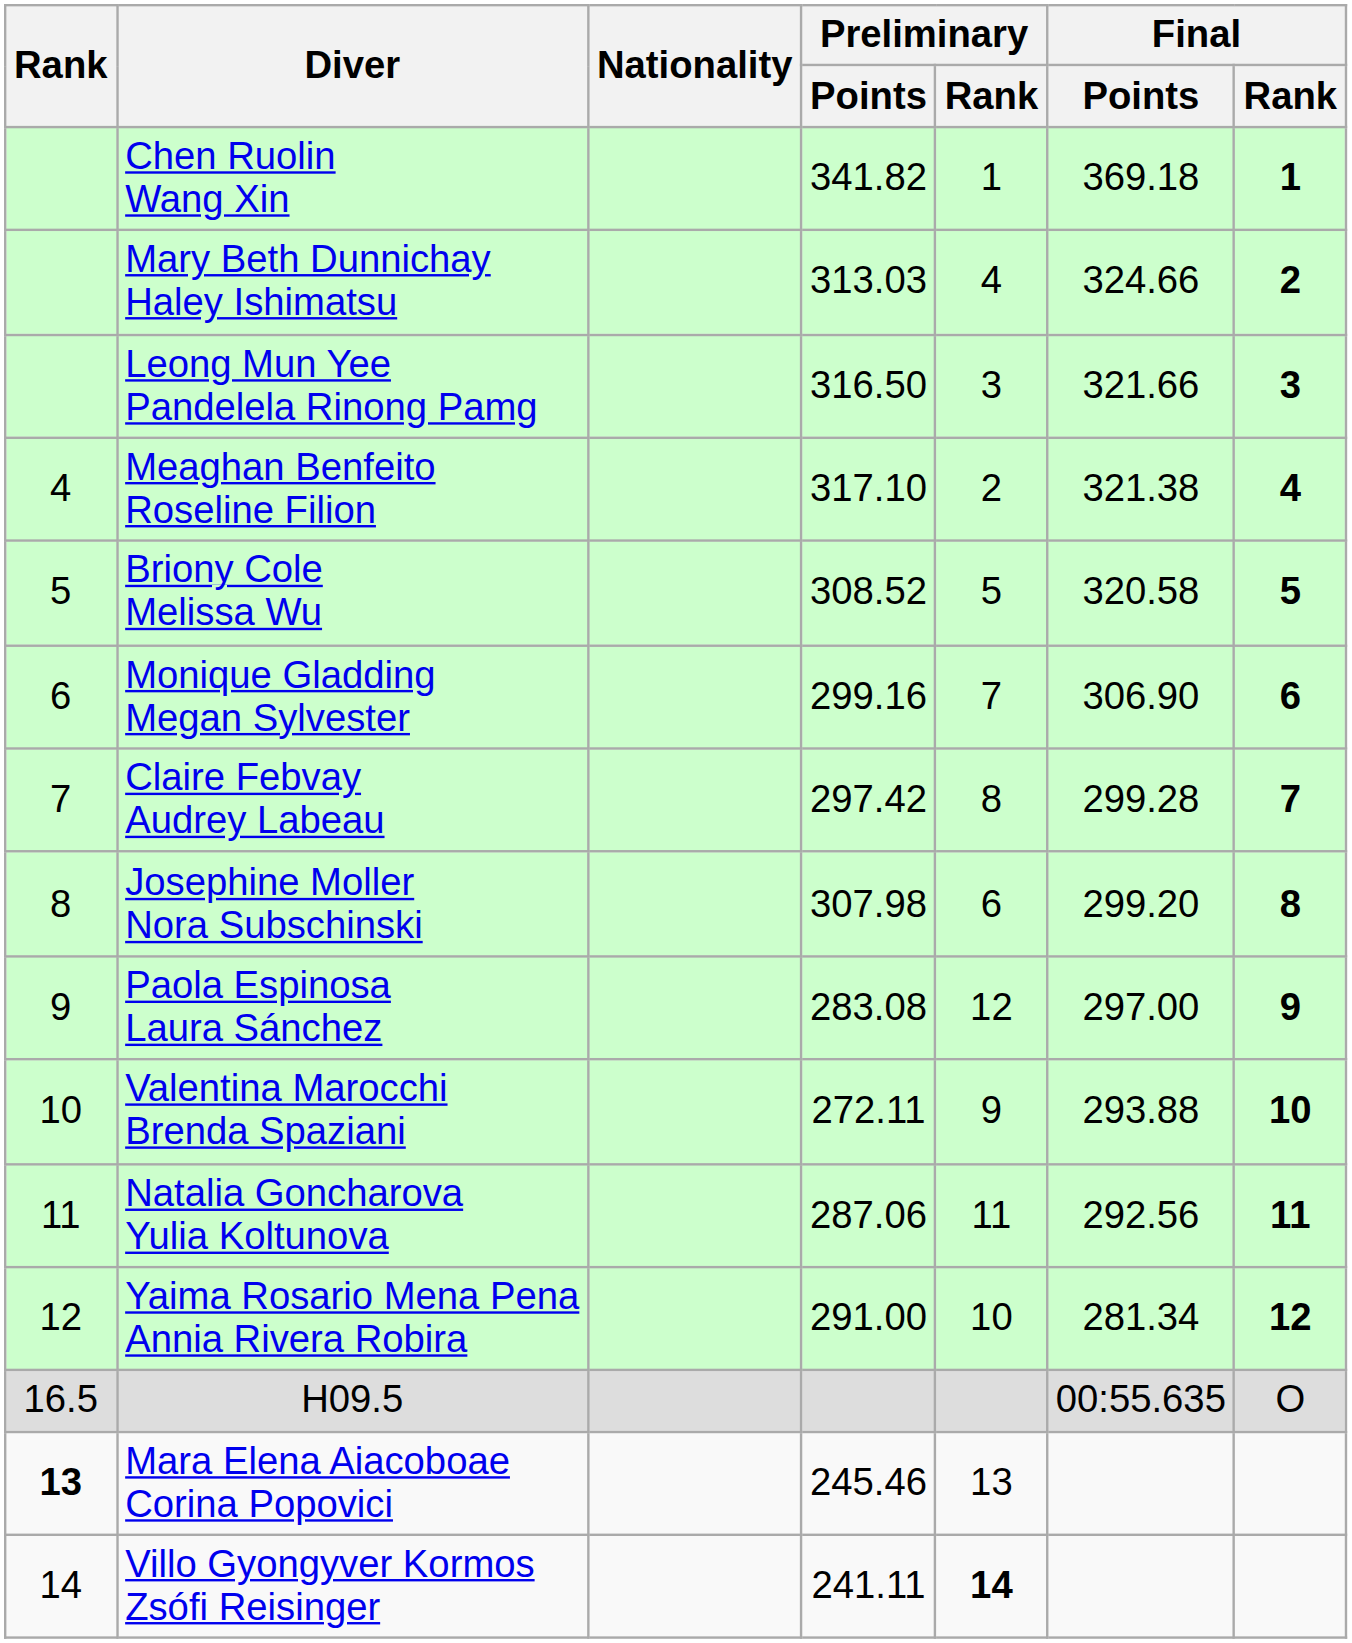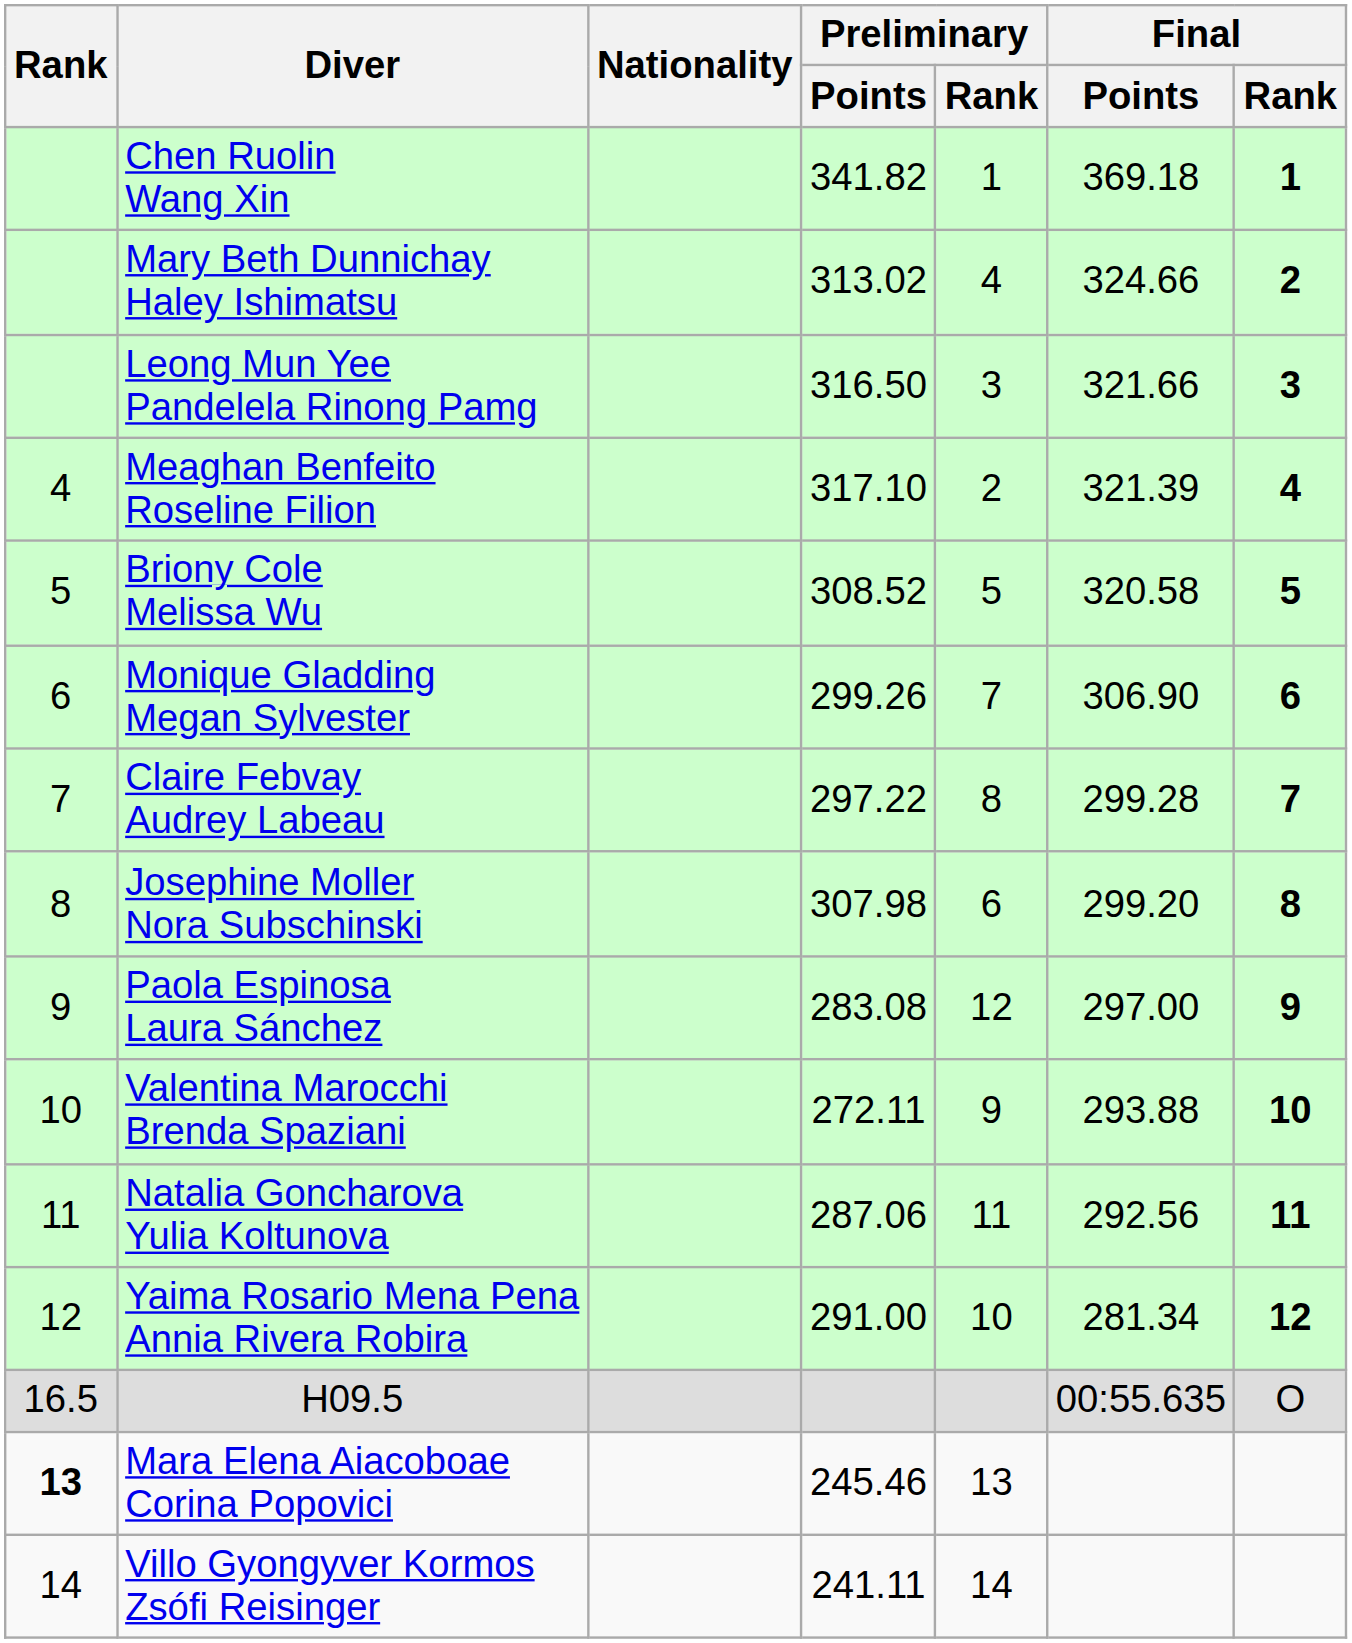(869, 281) 313.03 -> (869, 281) 313.02
(1141, 488) 321.38 -> (1141, 488) 321.39
(869, 695) 299.16 -> (869, 695) 299.26
(869, 799) 297.42 -> (869, 799) 297.22
(991, 1585) bold -> (991, 1585) normal
